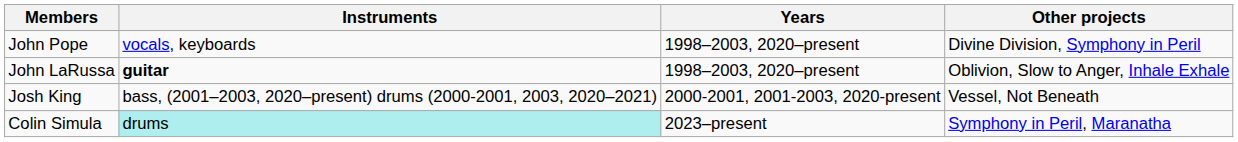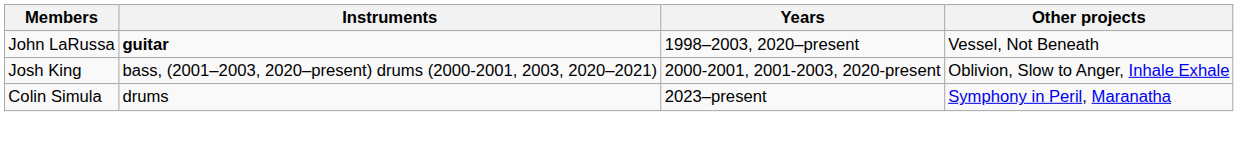- row: (48, 44)
(1089, 70) Oblivion, Slow to Anger, Inhale Exhale -> (1024, 44) Vessel, Not Beneath
(1024, 96) Vessel, Not Beneath -> (1089, 70) Oblivion, Slow to Anger, Inhale Exhale
(146, 123) paleturquoise background -> (146, 96) no background
